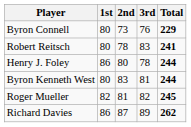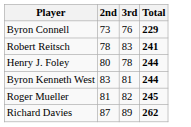- column: (106, 12)
